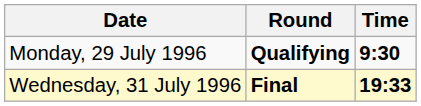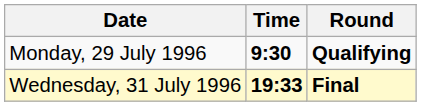columns swapped: (385, 20) <-> (300, 20)
